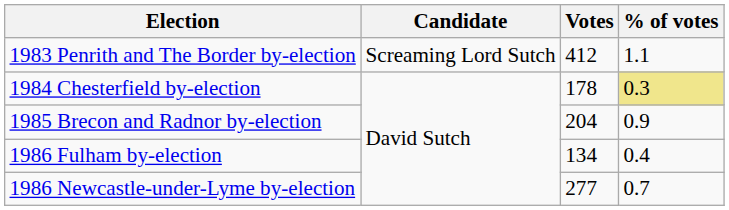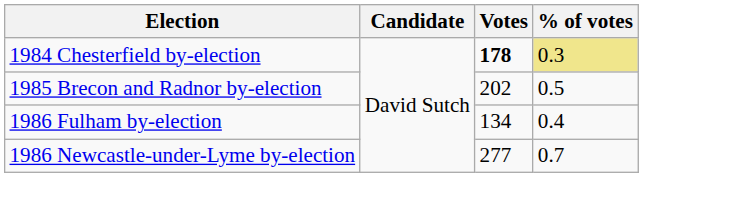- row: (183, 54)
(581, 88) normal -> (495, 54) bold
(581, 121) 204 -> (495, 88) 202
(637, 121) 0.9 -> (551, 88) 0.5
